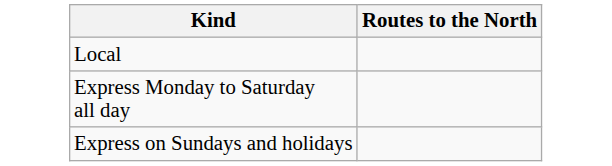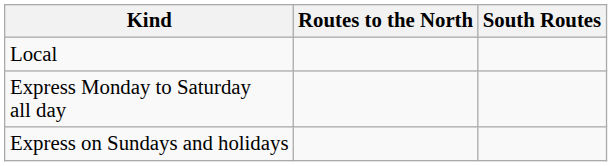+ column: (542, 20)
